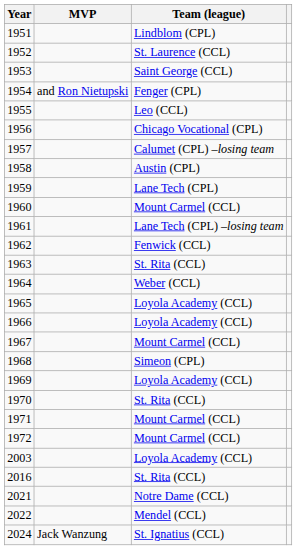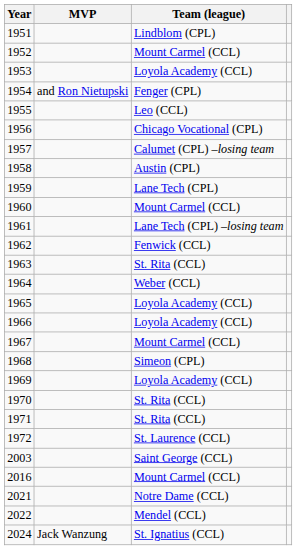(182, 52) St. Laurence (CCL) -> (187, 52) Mount Carmel (CCL)
(183, 71) Saint George (CCL) -> (193, 71) Loyola Academy (CCL)
(187, 419) Mount Carmel (CCL) -> (170, 419) St. Rita (CCL)
(187, 438) Mount Carmel (CCL) -> (182, 438) St. Laurence (CCL)
(193, 457) Loyola Academy (CCL) -> (183, 457) Saint George (CCL)
(170, 476) St. Rita (CCL) -> (187, 476) Mount Carmel (CCL)
